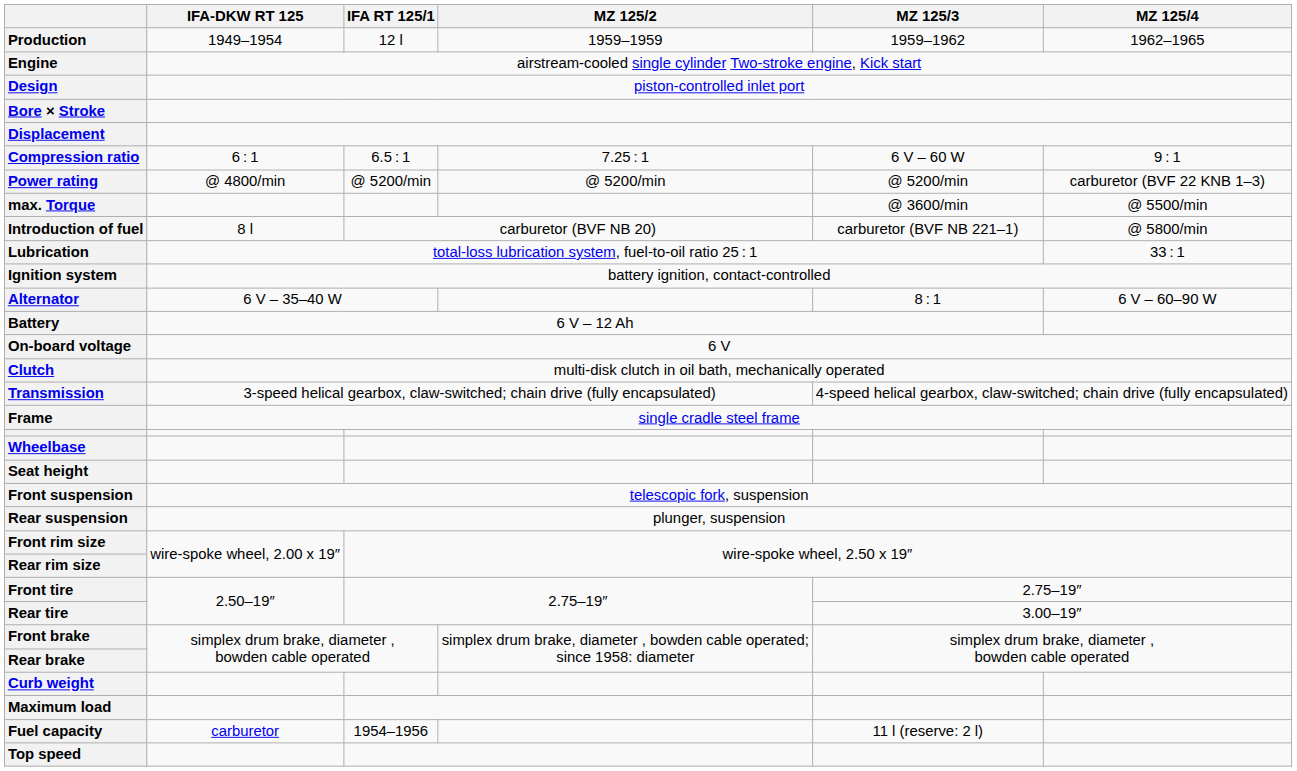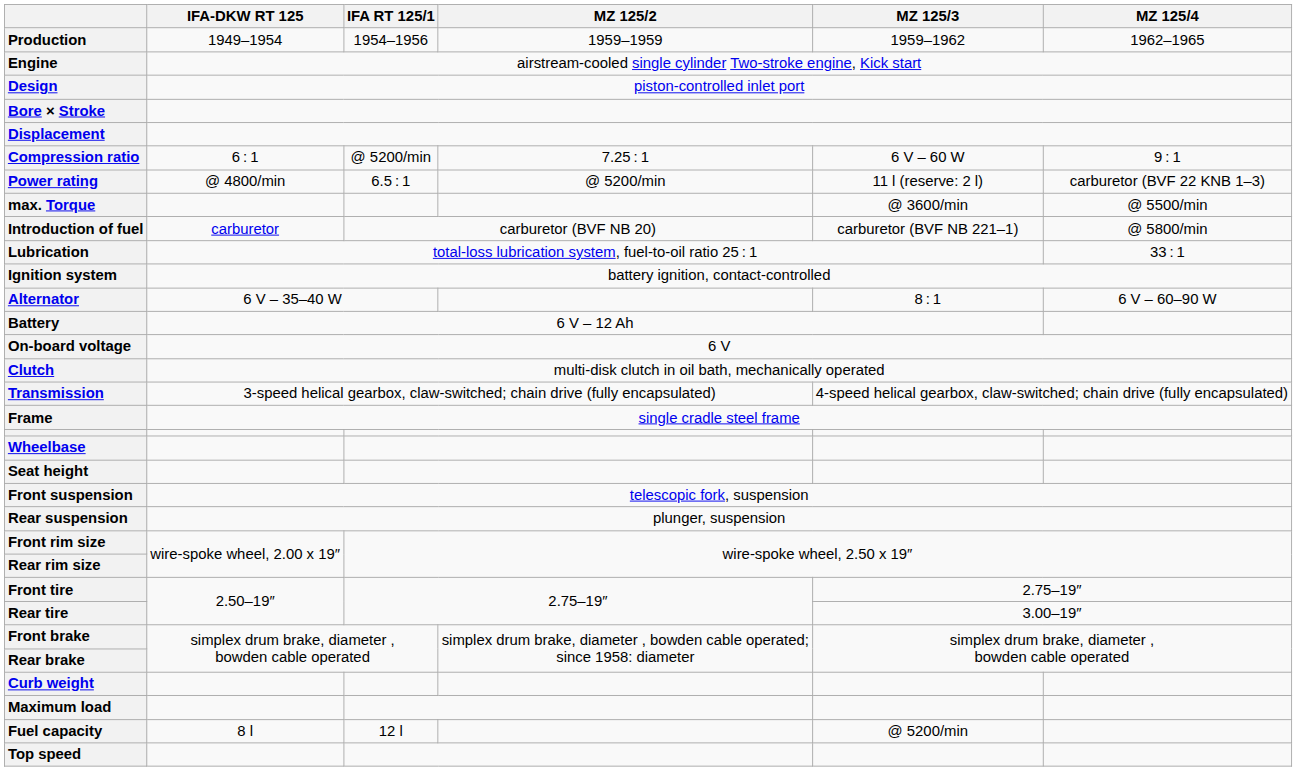(391, 39) 12 l -> (391, 39) 1954–1956
(391, 157) 6.5 : 1 -> (391, 157) @ 5200/min
(391, 181) @ 5200/min -> (391, 181) 6.5 : 1
(928, 181) @ 5200/min -> (928, 181) 11 l (reserve: 2 l)
(245, 228) 8 l -> (245, 228) carburetor
(245, 731) carburetor -> (245, 731) 8 l
(391, 731) 1954–1956 -> (391, 731) 12 l
(928, 731) 11 l (reserve: 2 l) -> (928, 731) @ 5200/min
